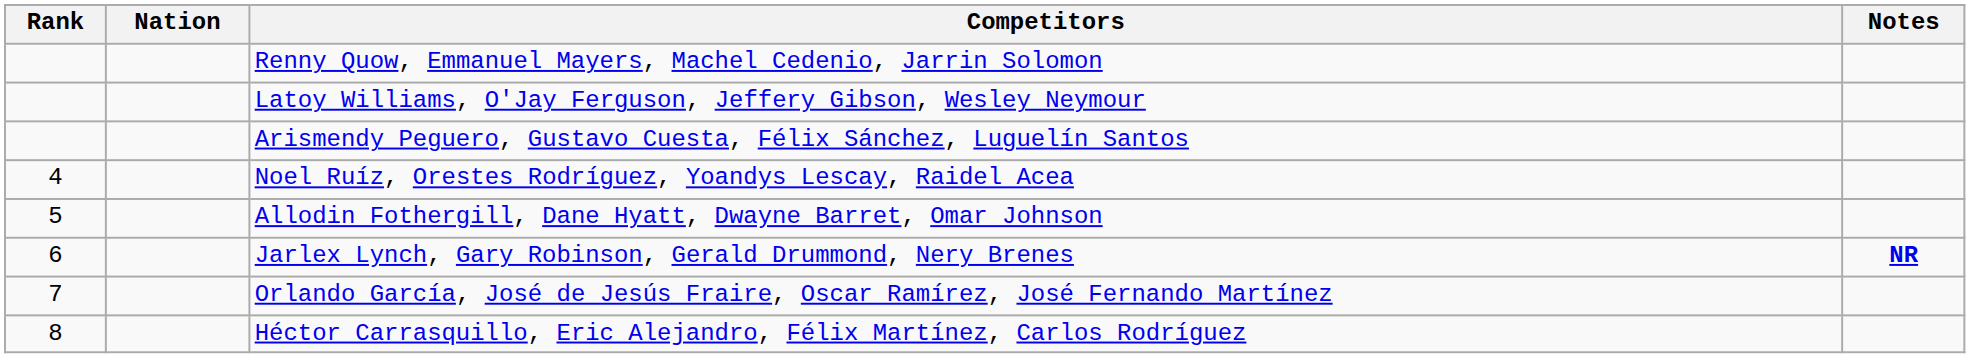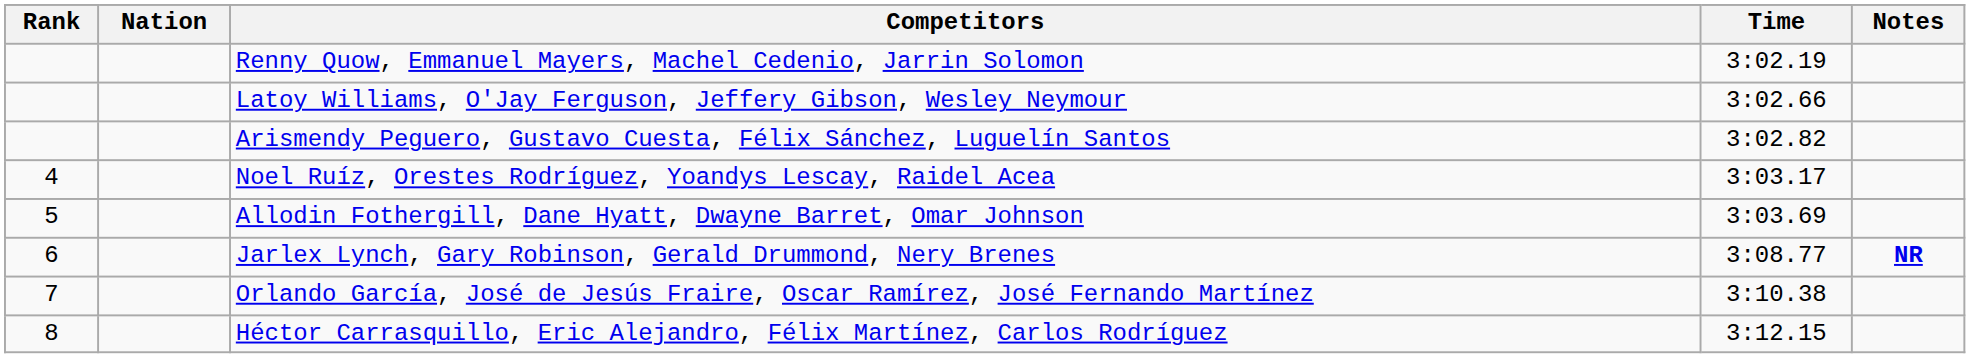+ column: (1776, 25)
